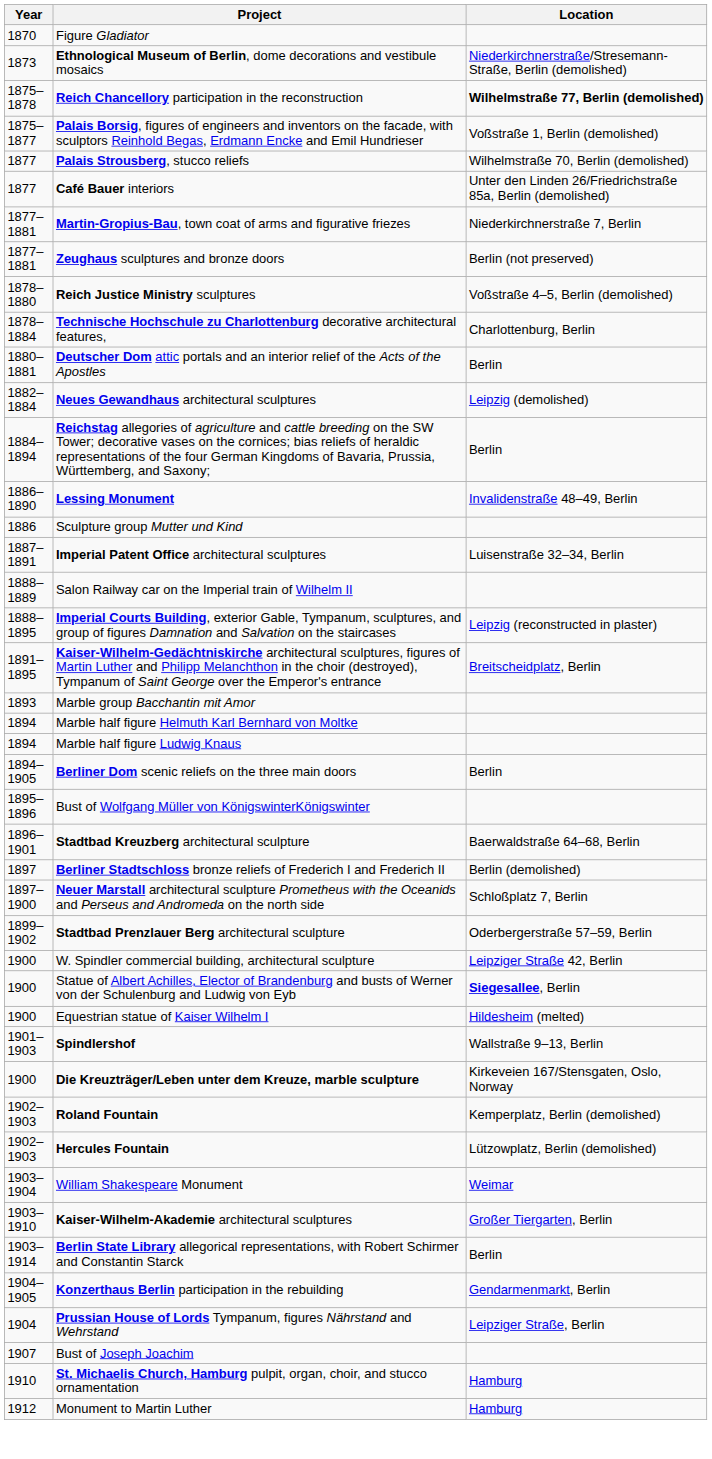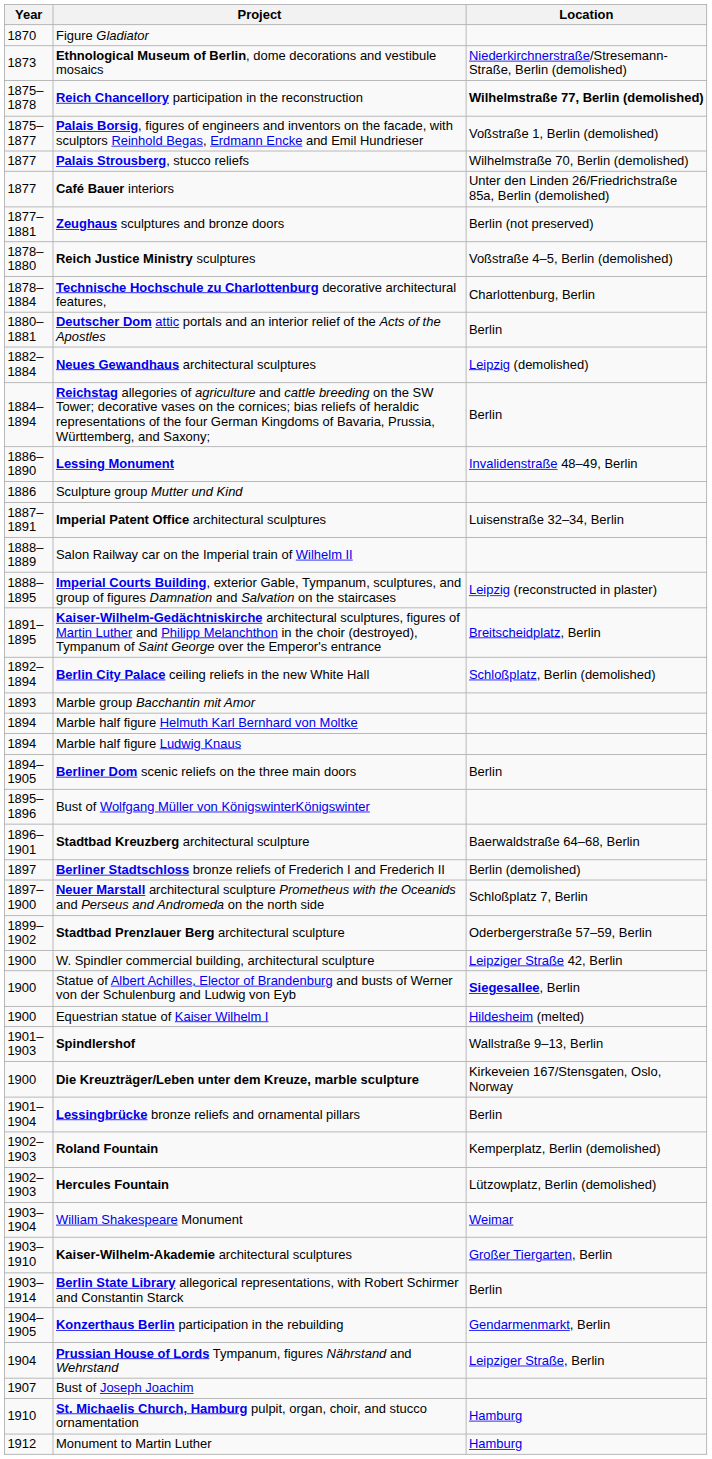- row: (233, 224)
+ row: (213, 675)
+ row: (208, 1114)
